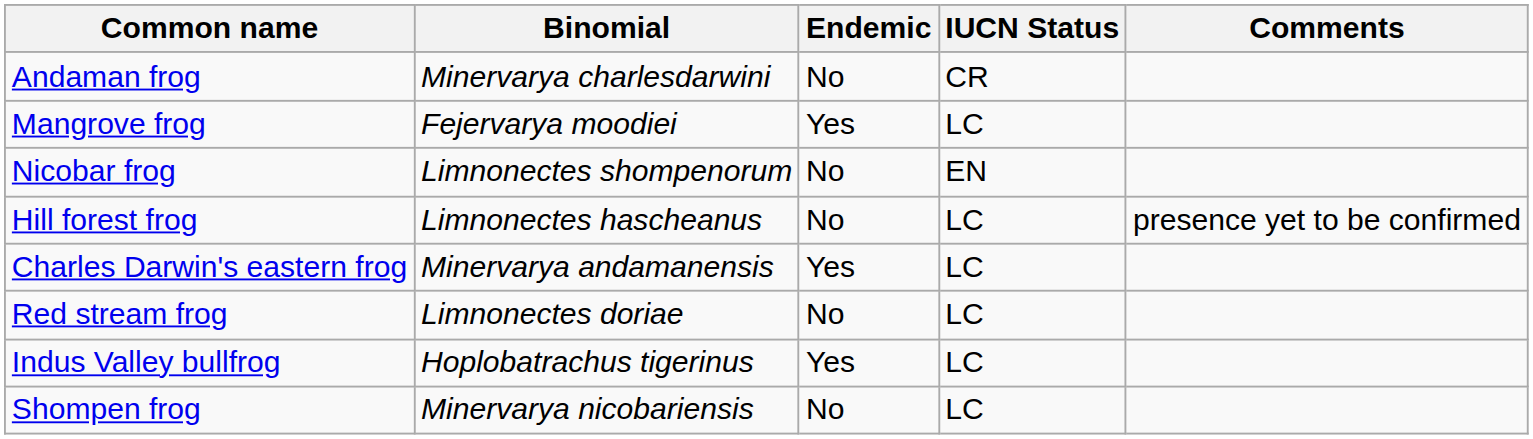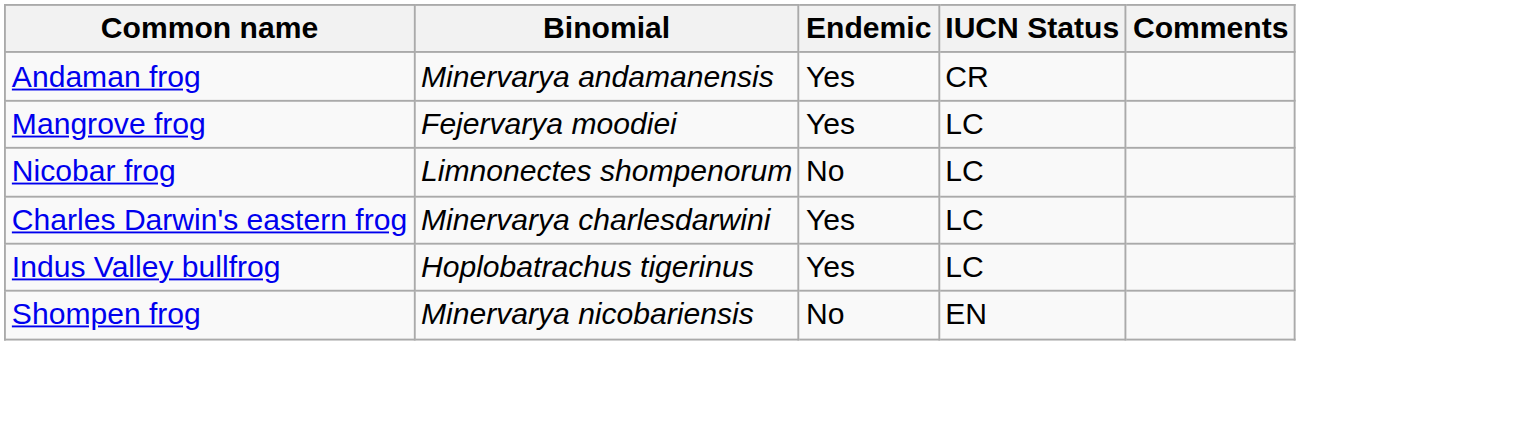(596, 76) Minervarya charlesdarwini -> (597, 76) Minervarya andamanensis
(825, 76) No -> (831, 76) Yes
(966, 171) EN -> (965, 171) LC
- row: (105, 219)
(597, 266) Minervarya andamanensis -> (596, 219) Minervarya charlesdarwini
- row: (120, 314)
(965, 409) LC -> (966, 314) EN
